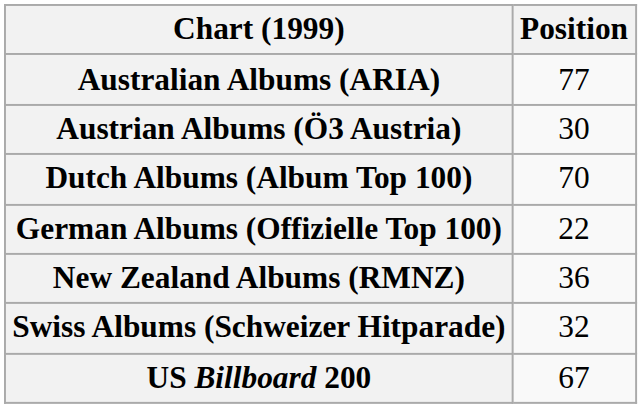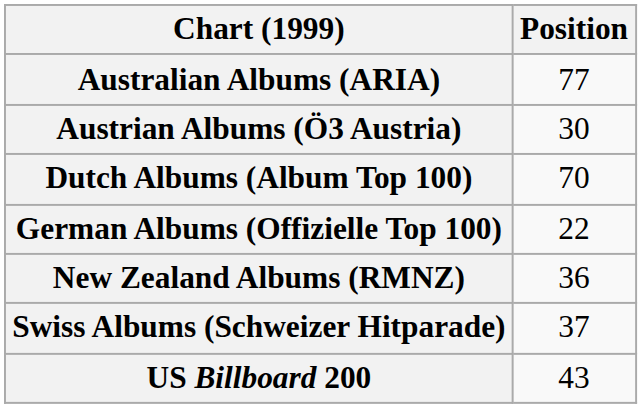(574, 327) 32 -> (574, 327) 37
(574, 377) 67 -> (574, 377) 43
